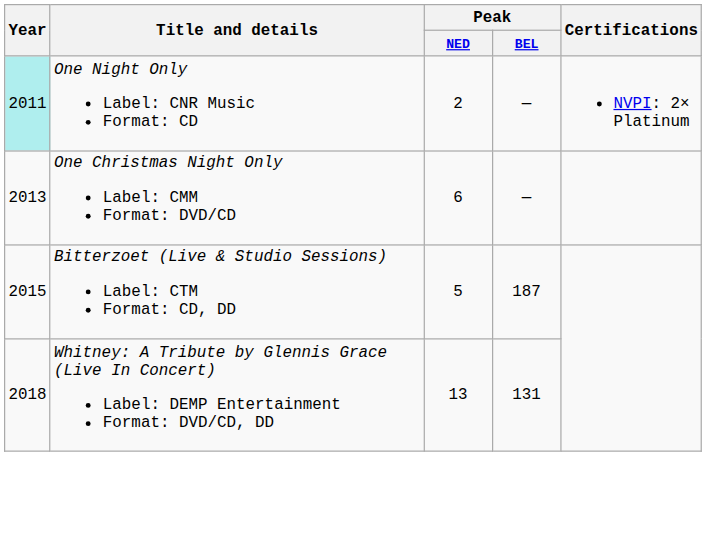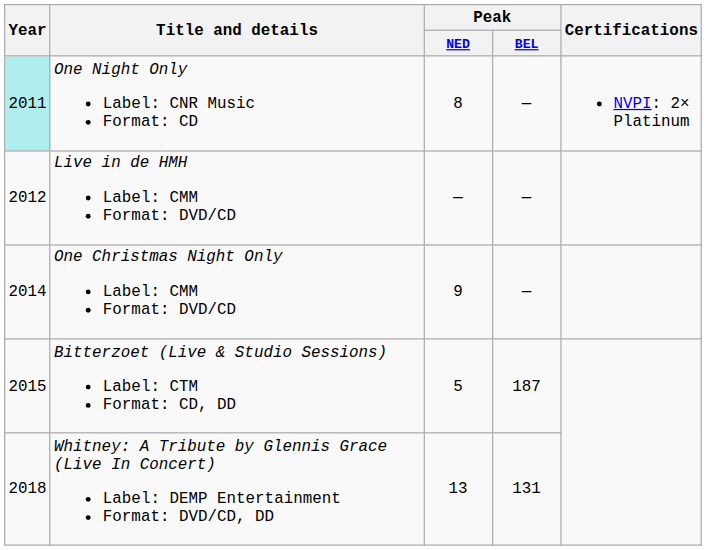(458, 103) 2 -> (458, 103) 8
+ row: (237, 190)
(27, 198) 2013 -> (27, 292) 2014
(458, 198) 6 -> (458, 292) 9
